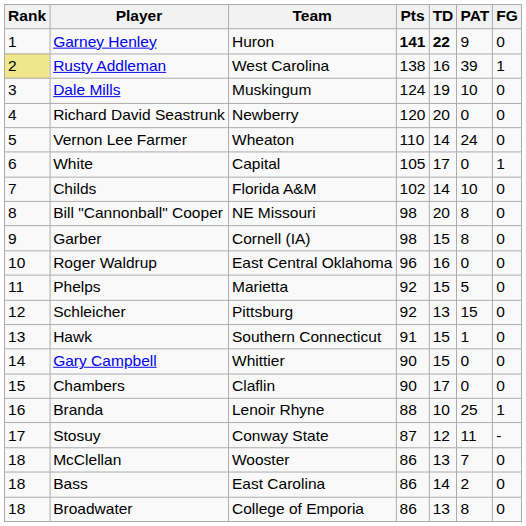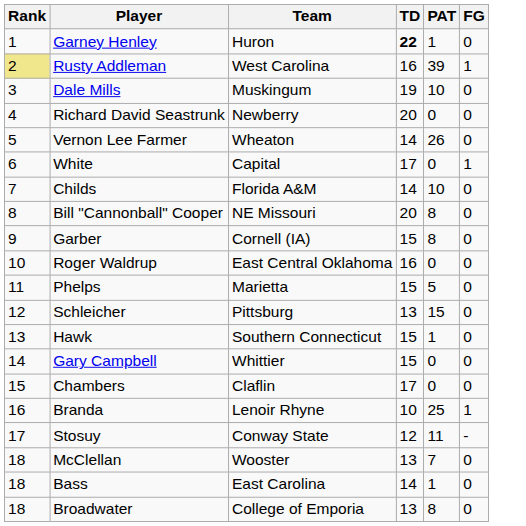- column: (413, 16)
(465, 41) 9 -> (432, 41) 1
(469, 139) 24 -> (436, 139) 26
(465, 484) 2 -> (432, 484) 1
